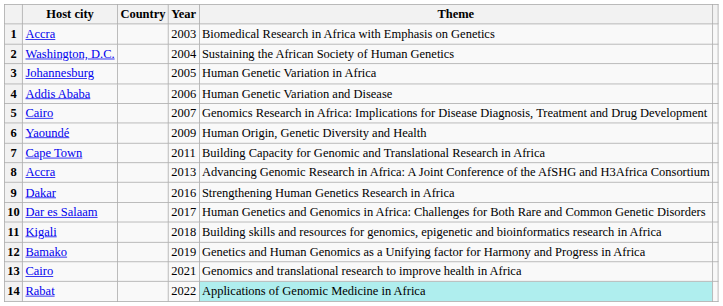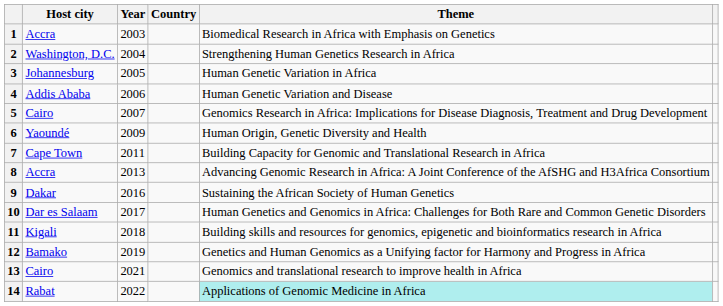columns swapped: (143, 14) <-> (184, 14)
(328, 53) Sustaining the African Society of Human Genetics -> (328, 53) Strengthening Human Genetics Research in Africa
(328, 192) Strengthening Human Genetics Research in Africa -> (328, 192) Sustaining the African Society of Human Genetics
